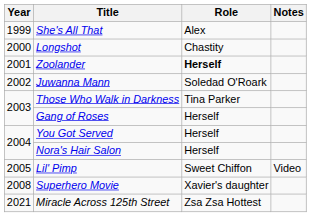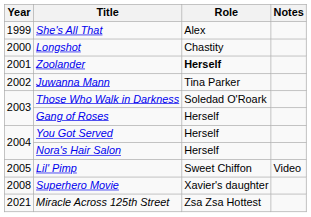(225, 82) Soledad O'Roark -> (212, 82) Tina Parker
(212, 99) Tina Parker -> (225, 99) Soledad O'Roark
